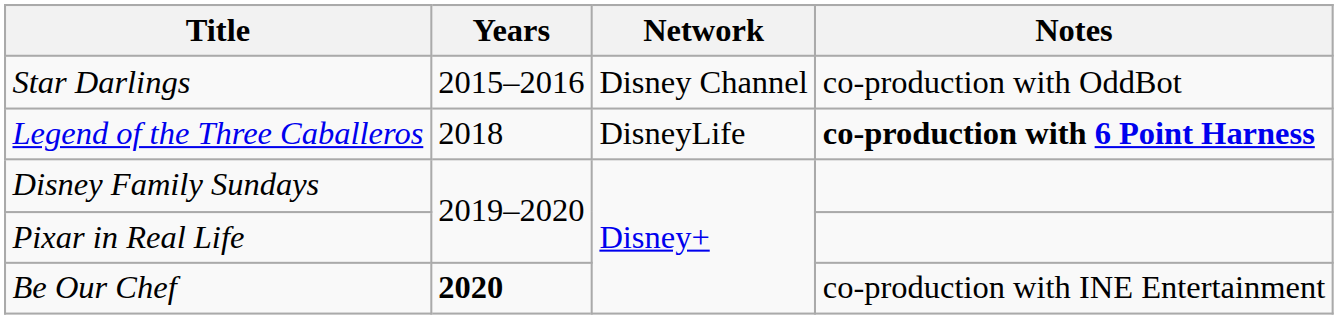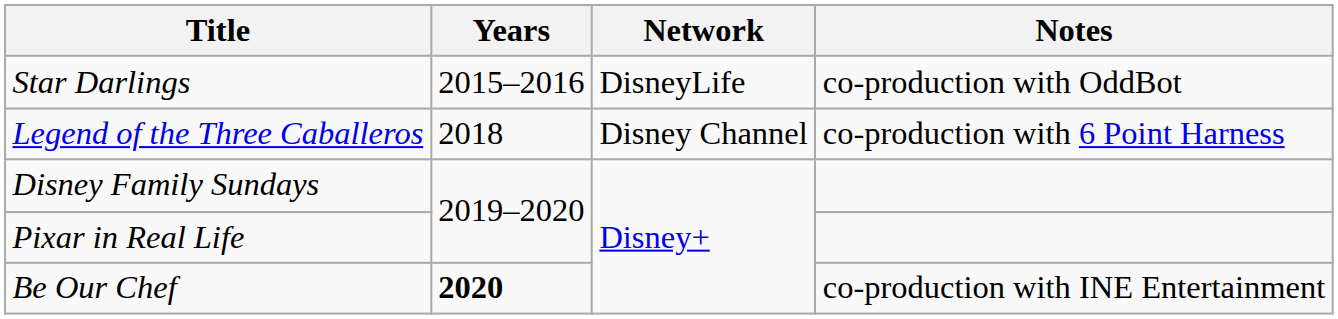(704, 81) Disney Channel -> (672, 81) DisneyLife
(672, 133) DisneyLife -> (704, 133) Disney Channel
(1069, 133) bold -> (1054, 133) normal
